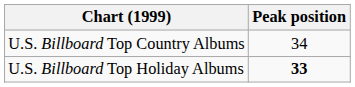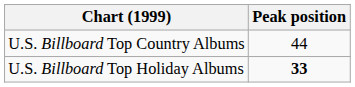(299, 43) 34 -> (299, 43) 44
